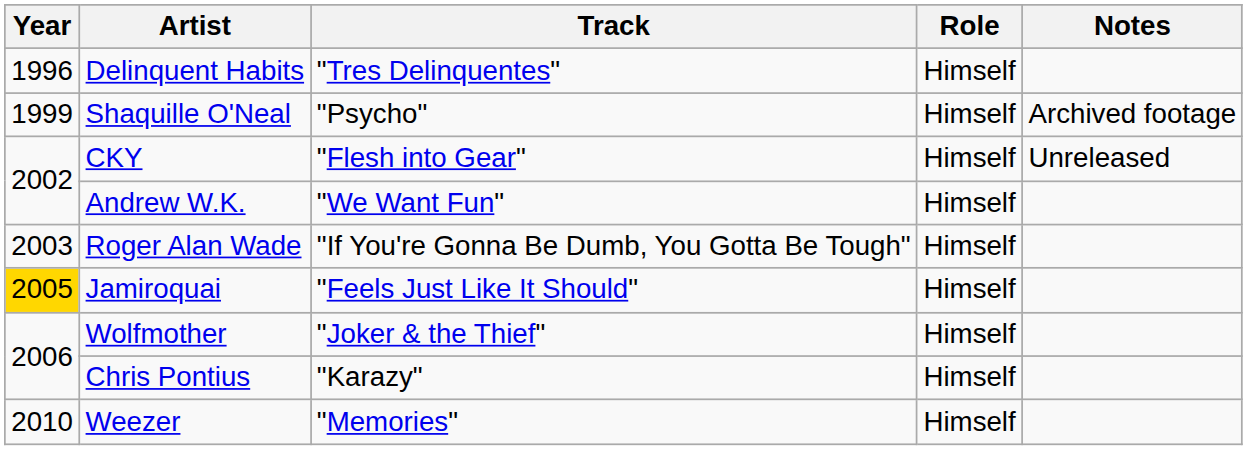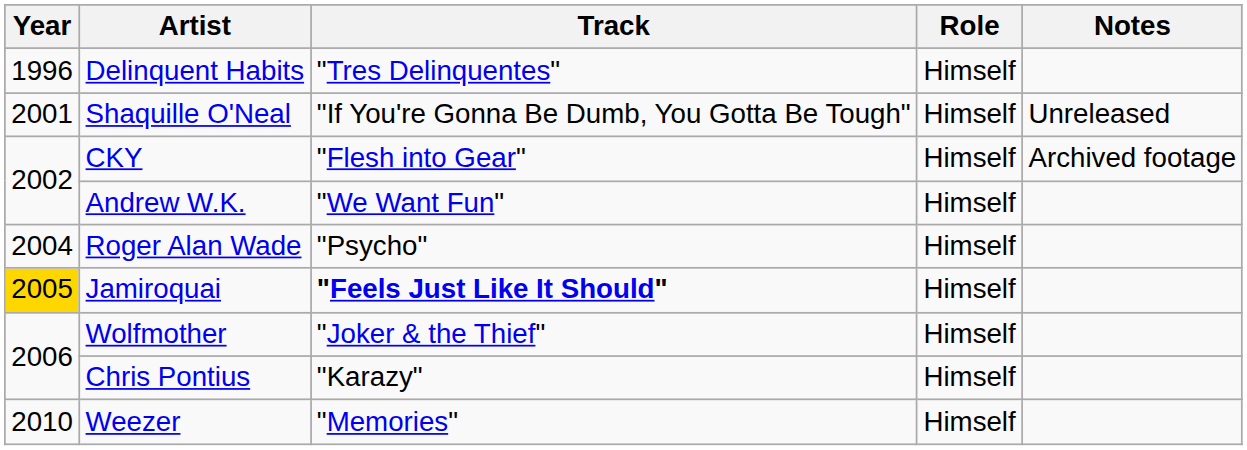(42, 114) 1999 -> (42, 114) 2001
(372, 114) "Psycho" -> (614, 114) "If You're Gonna Be Dumb, You Gotta Be Tough"
(1132, 114) Archived footage -> (1099, 114) Unreleased
(1099, 158) Unreleased -> (1132, 158) Archived footage
(42, 245) 2003 -> (42, 245) 2004
(614, 245) "If You're Gonna Be Dumb, You Gotta Be Tough" -> (372, 245) "Psycho"
(477, 289) normal -> (492, 289) bold
